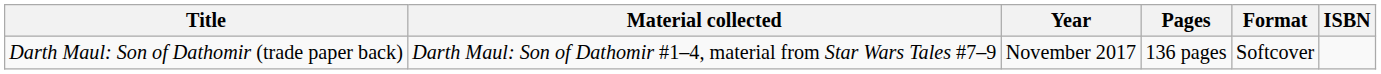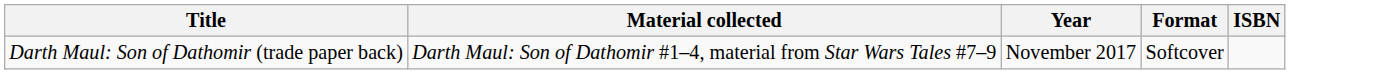- column: (1186, 20)
